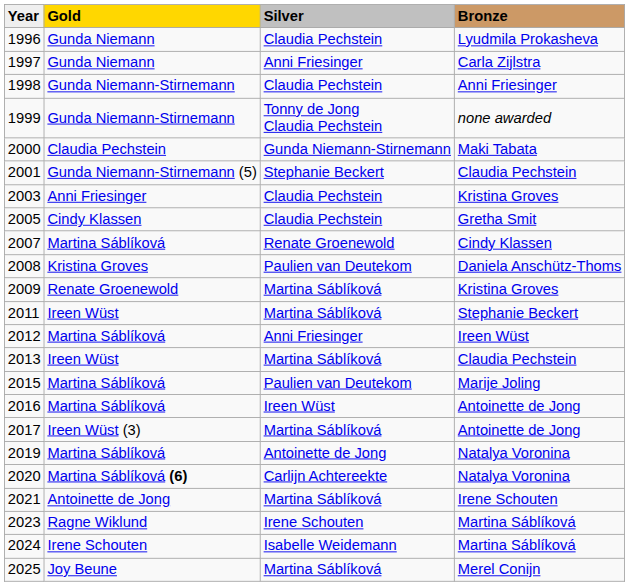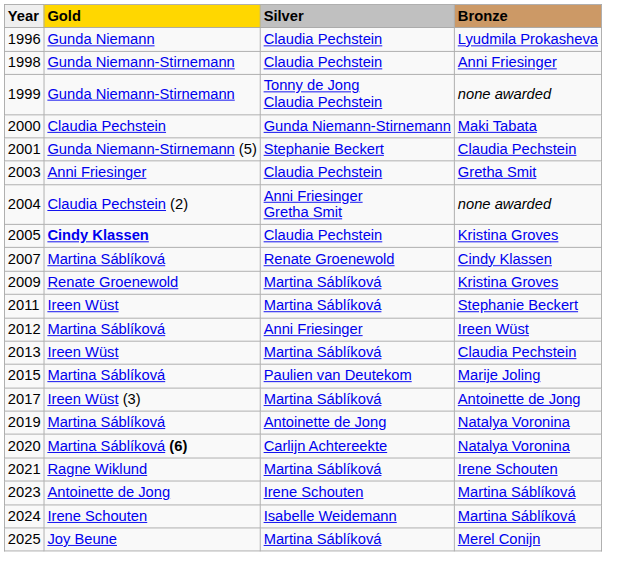- row: (24, 62)
(508, 196) Kristina Groves -> (497, 172) Gretha Smit
+ row: (24, 204)
(94, 219) normal -> (98, 236) bold
(497, 219) Gretha Smit -> (508, 236) Kristina Groves
- row: (24, 266)
- row: (24, 406)
(109, 499) Antoinette de Jong -> (97, 469) Ragne Wiklund
(97, 522) Ragne Wiklund -> (109, 492) Antoinette de Jong
